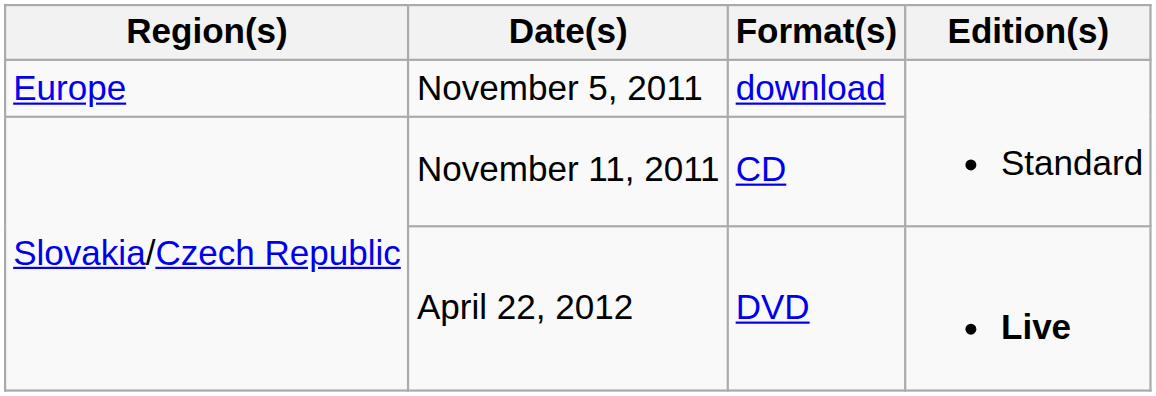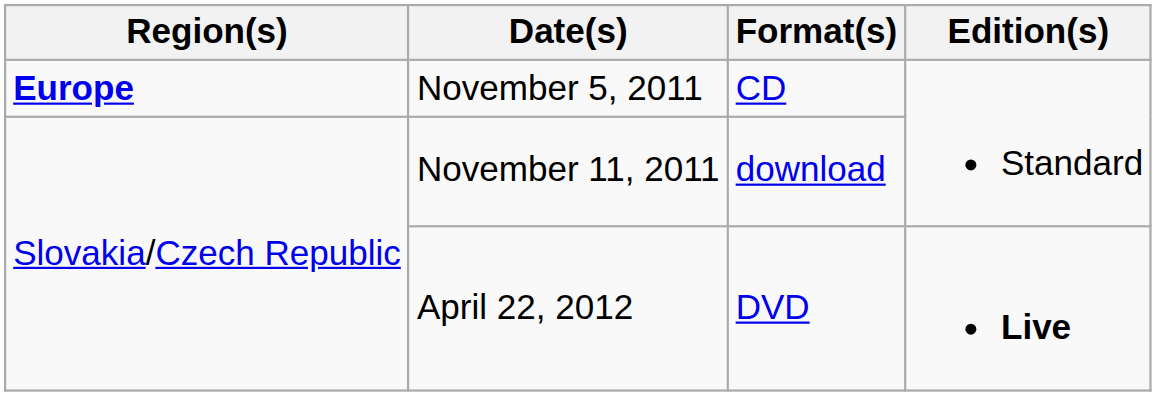(70, 87) normal -> (74, 87) bold
(811, 87) download -> (761, 87) CD
(761, 170) CD -> (811, 170) download
